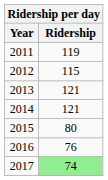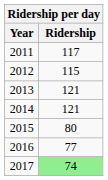(71, 52) 119 -> (71, 52) 117
(71, 147) 76 -> (71, 147) 77
